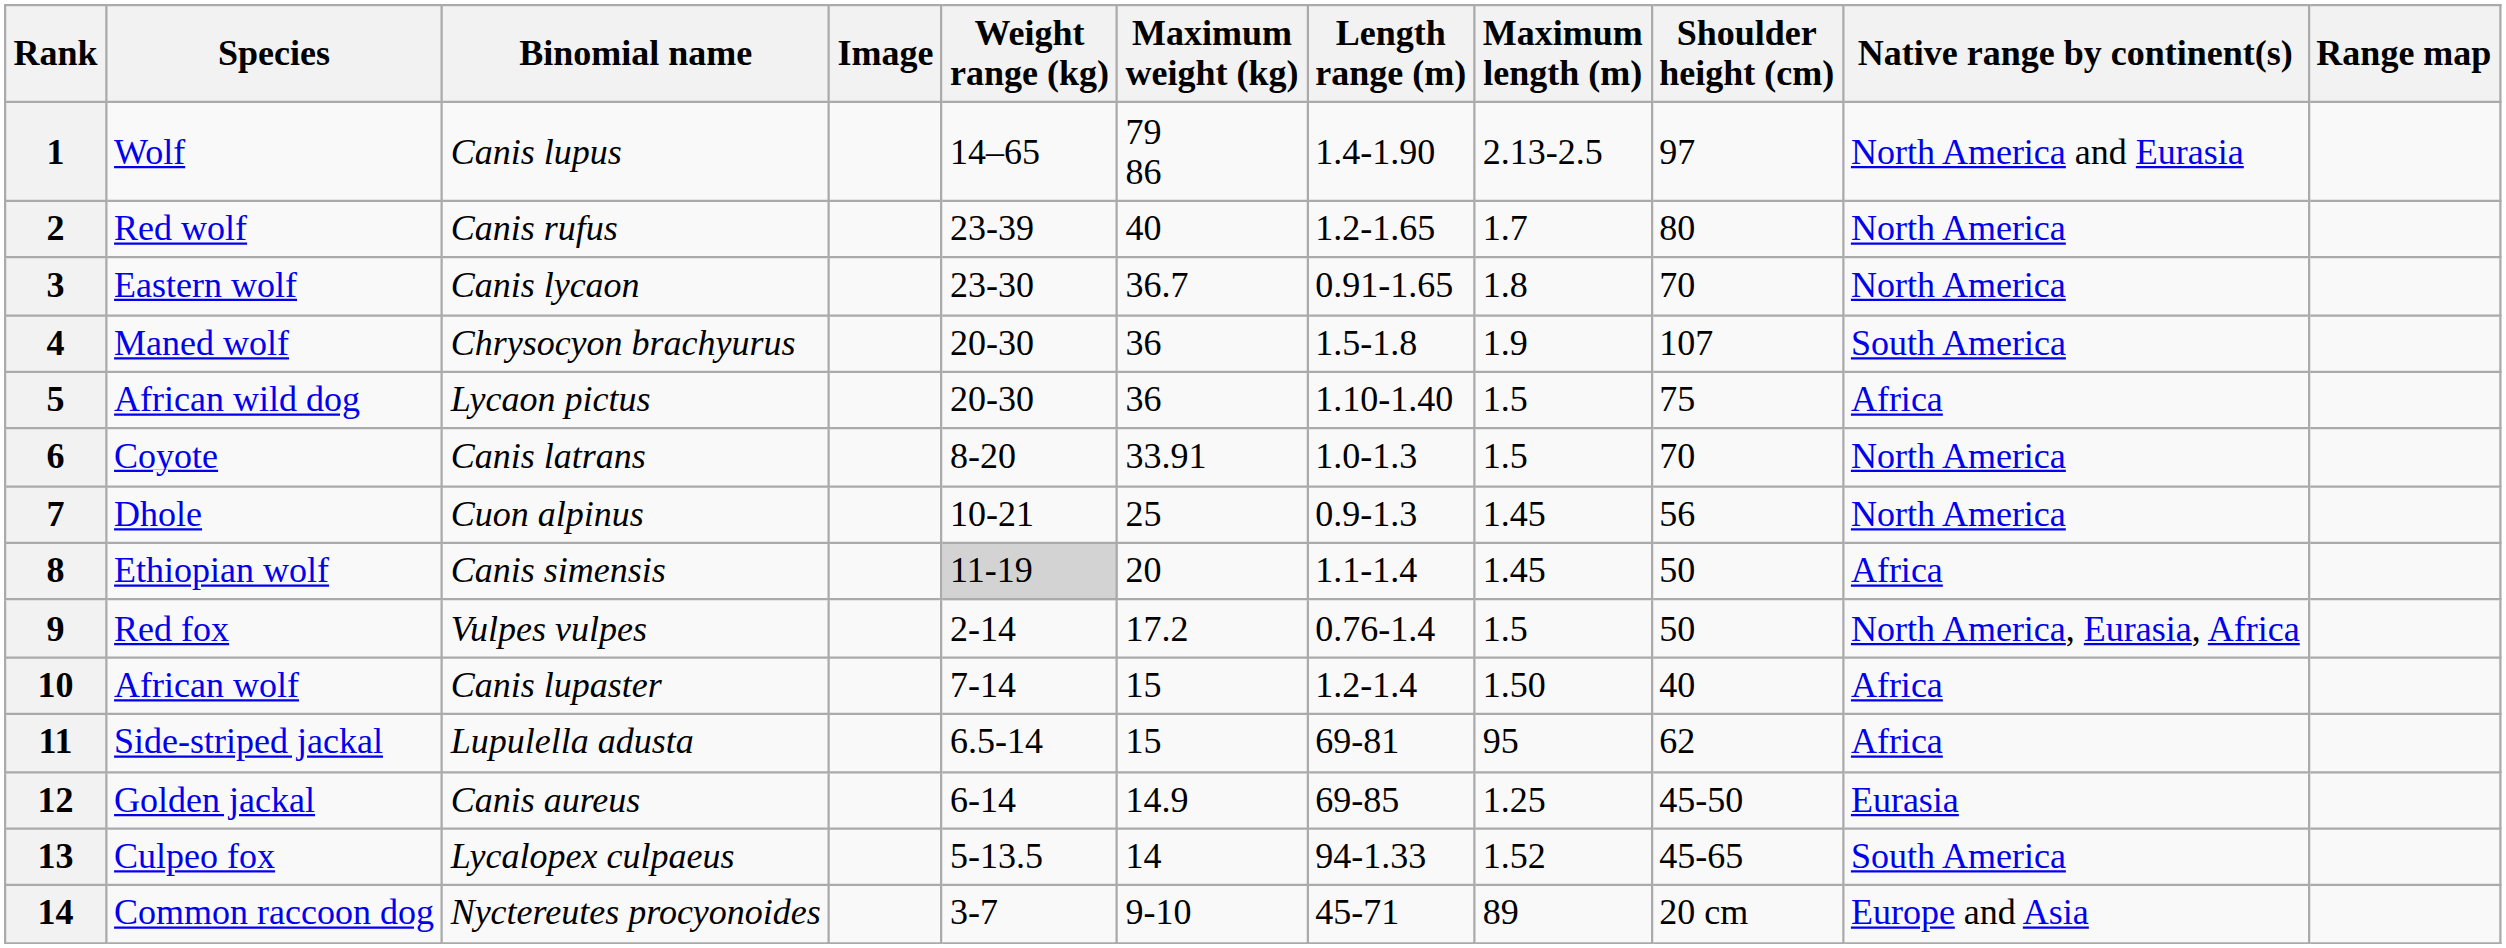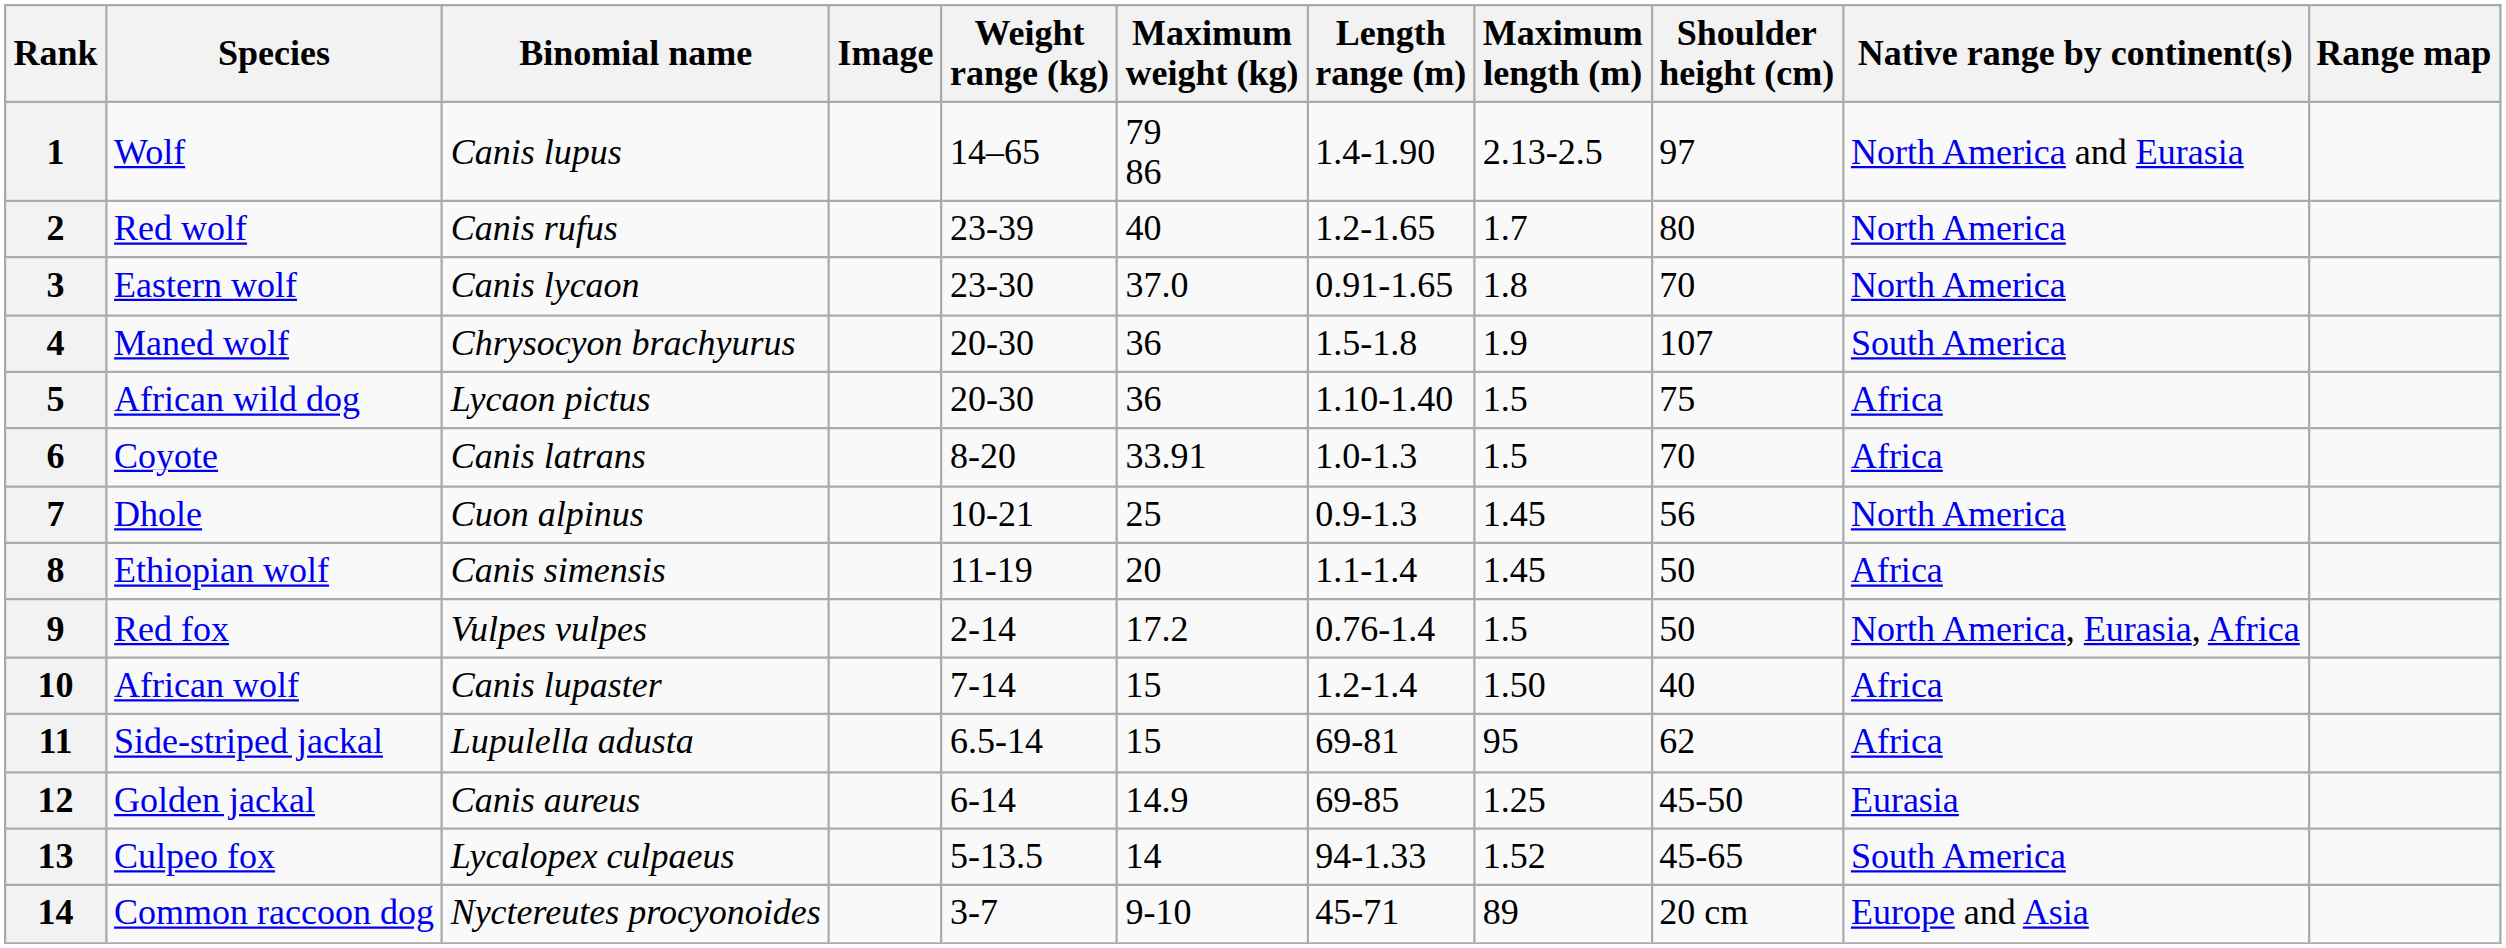(1157, 285) 36.7 -> (1157, 285) 37.0
(1958, 456) North America -> (1897, 456) Africa
(991, 570) lightgrey background -> (991, 570) no background
